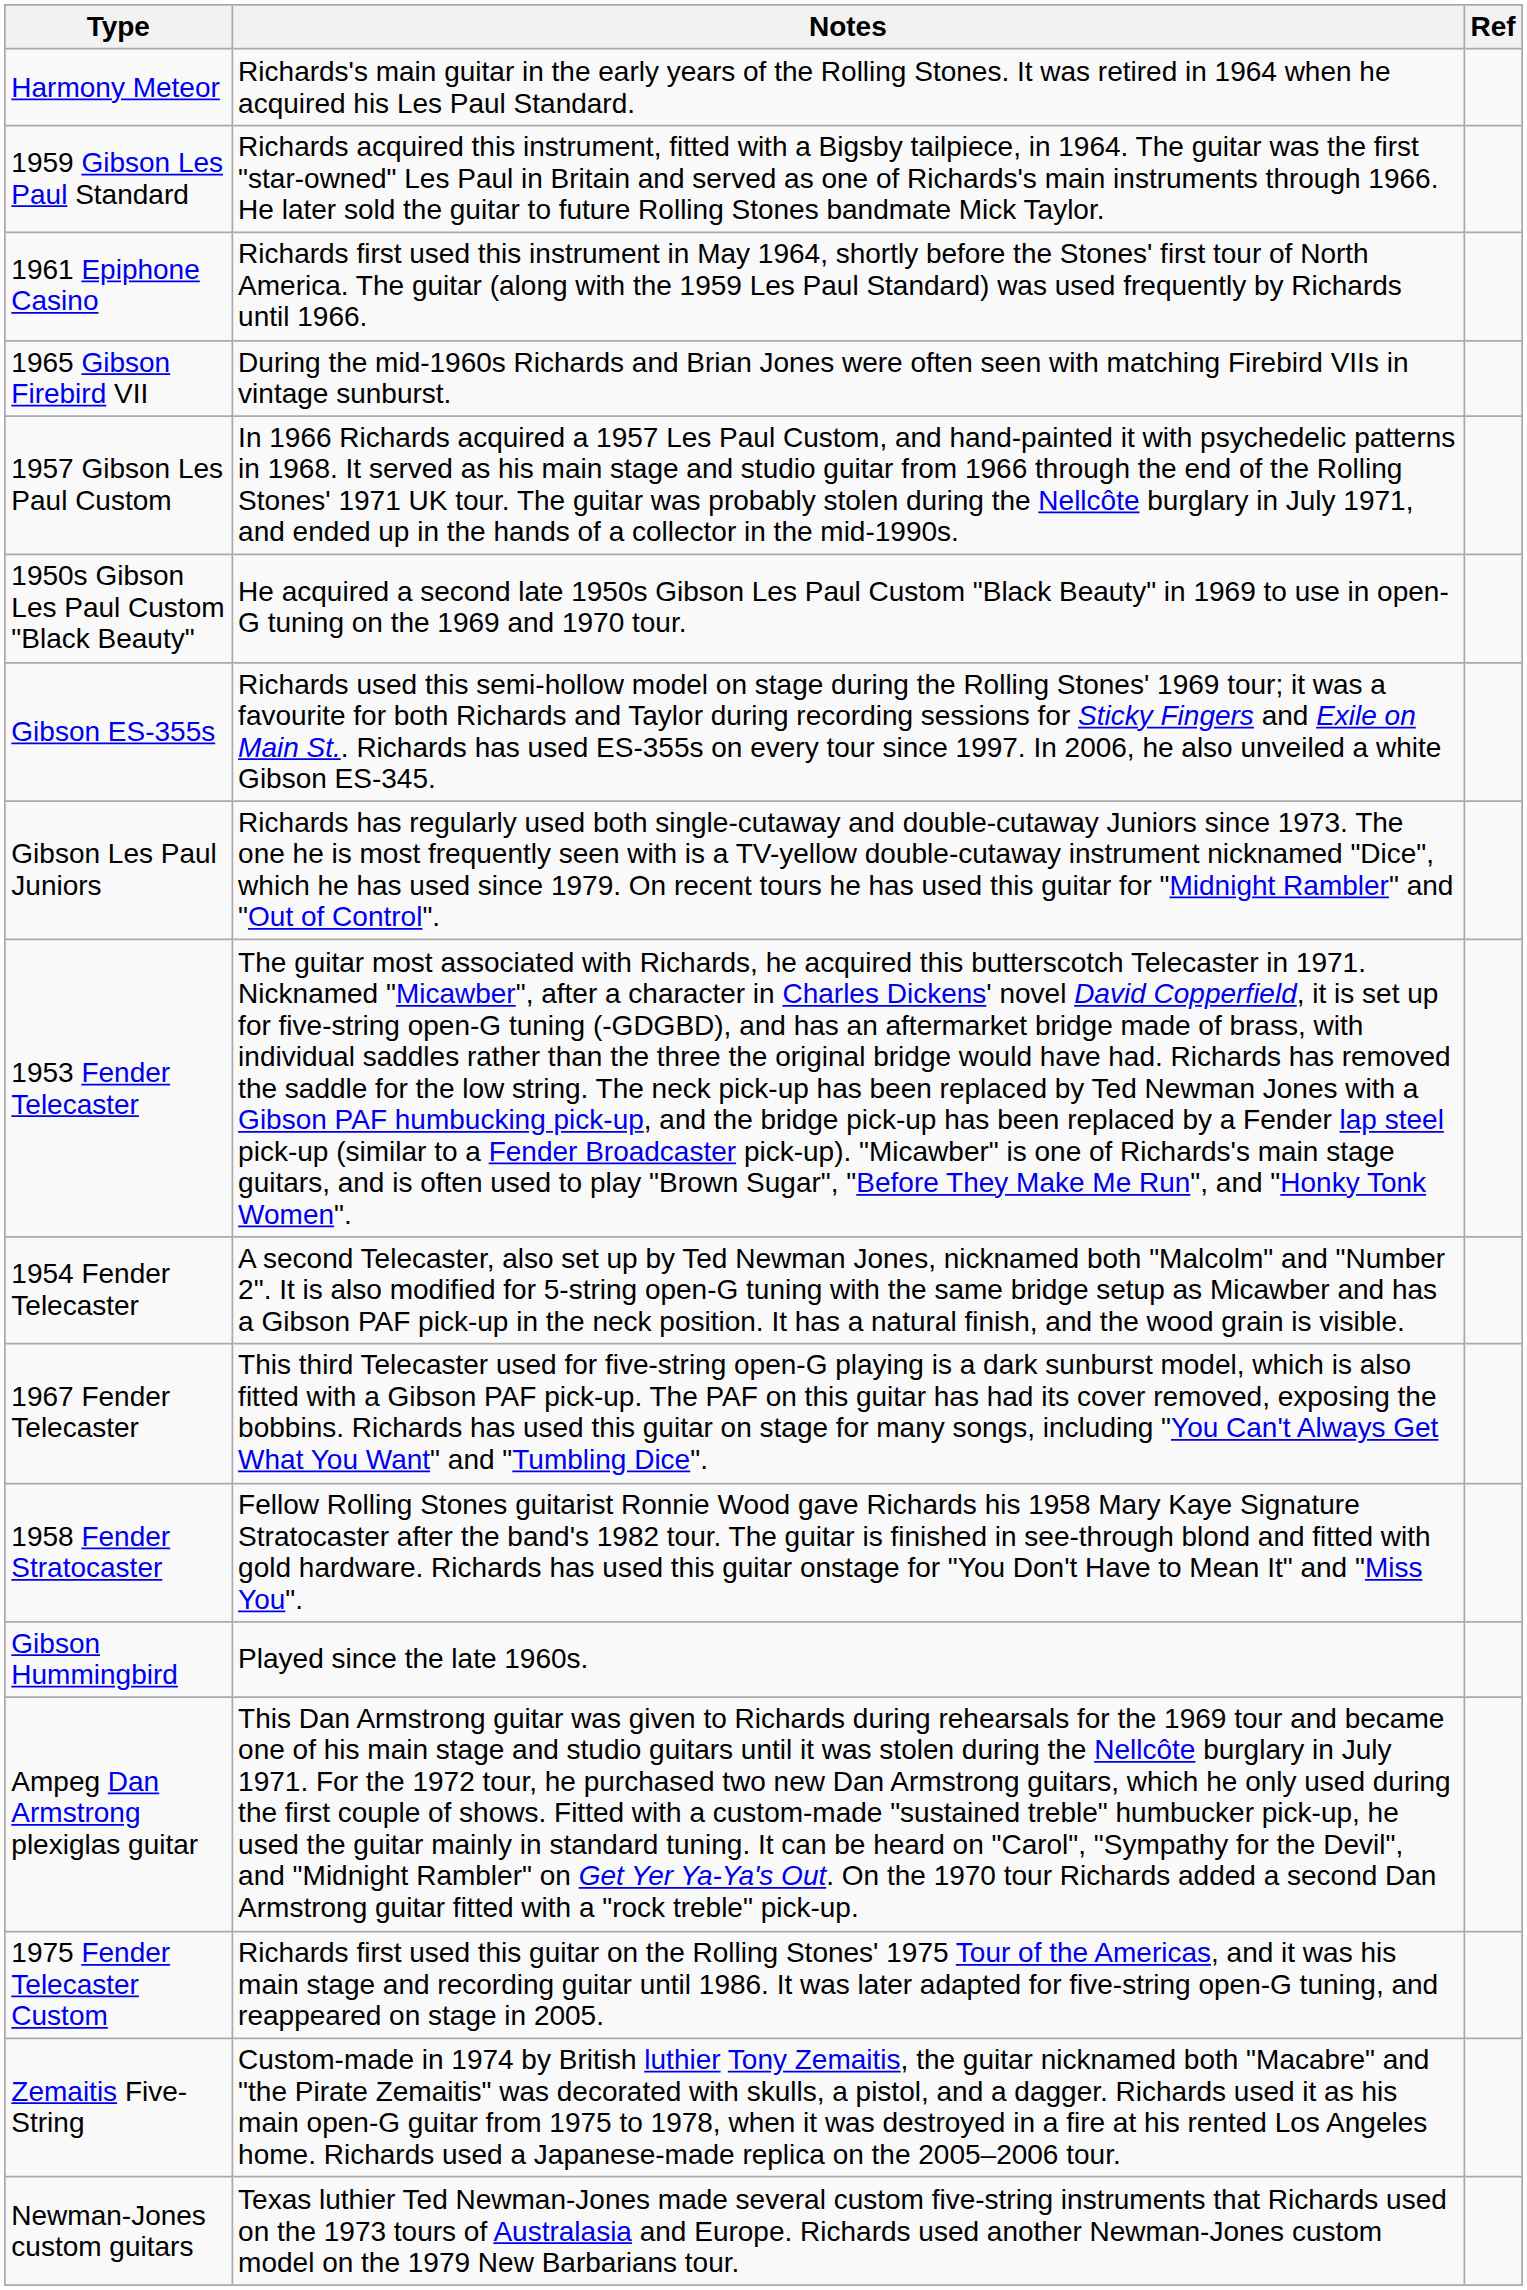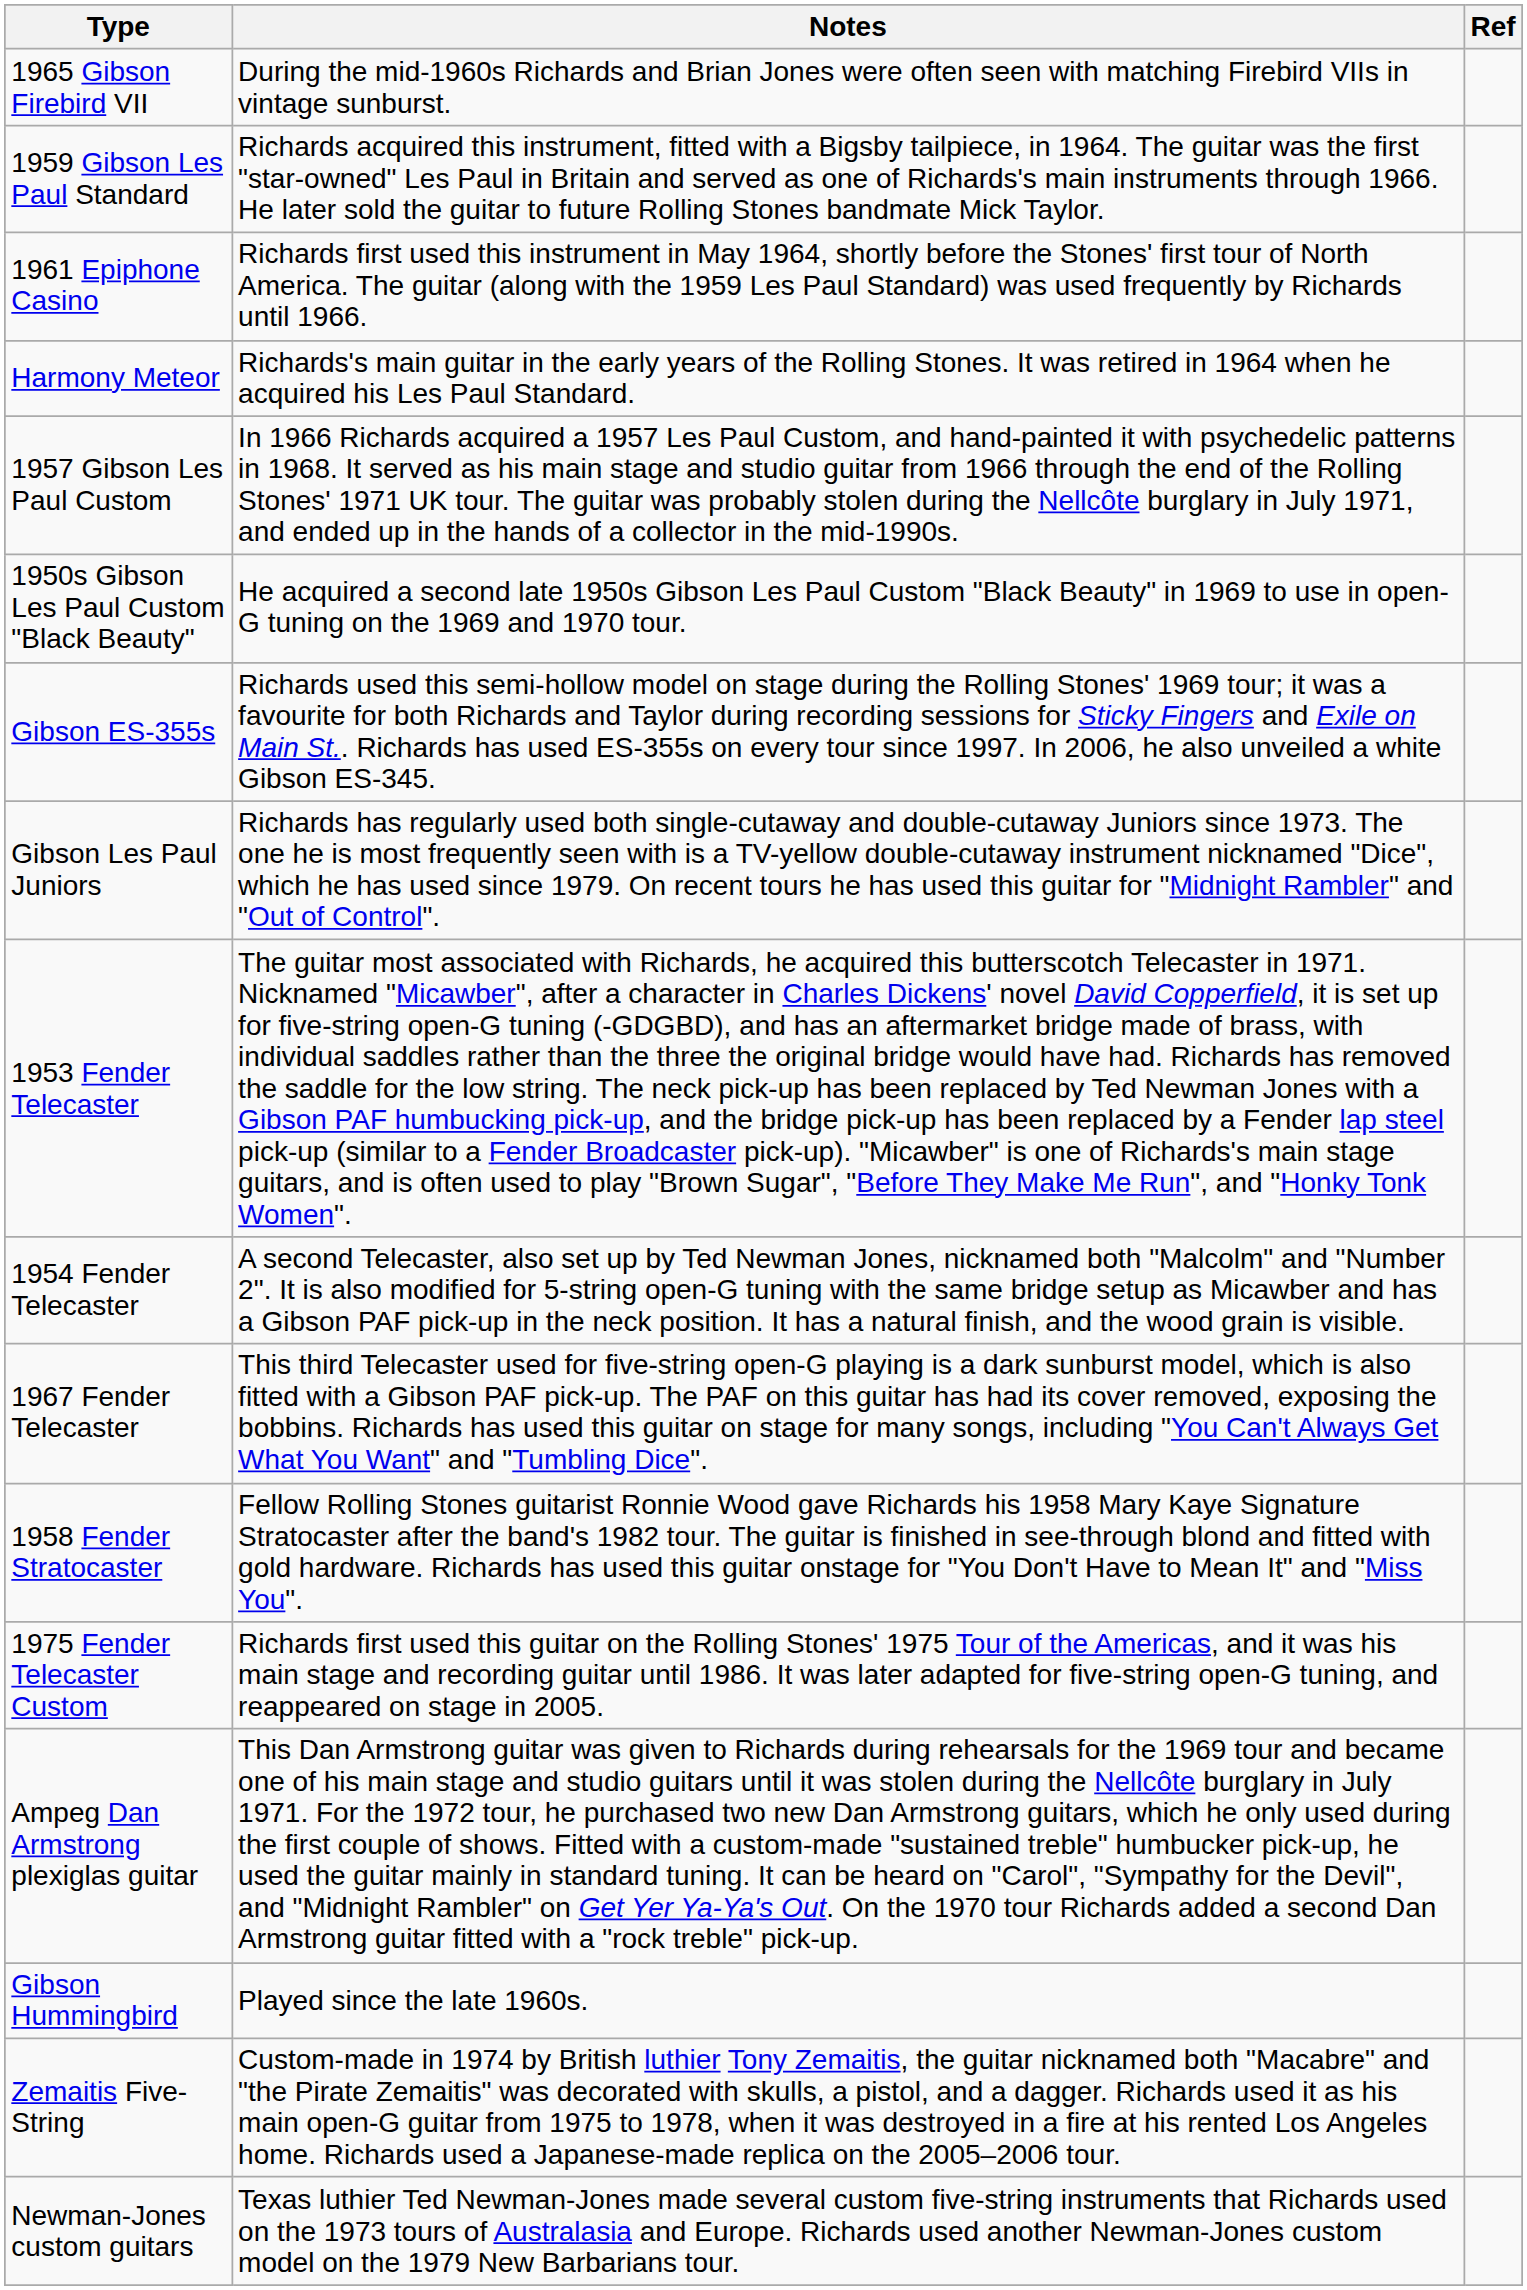rows swapped: (116, 86) <-> (91, 377)
rows swapped: (91, 1984) <-> (95, 1659)
